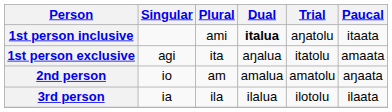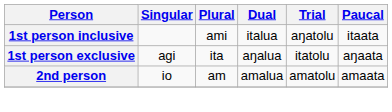(262, 35) bold -> (262, 35) normal
(363, 55) amaata -> (363, 55) aŋaata
(363, 76) aŋaata -> (363, 76) amaata
- row: (71, 96)
